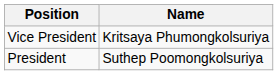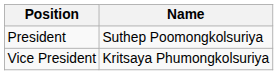rows swapped: (37, 59) <-> (52, 37)
